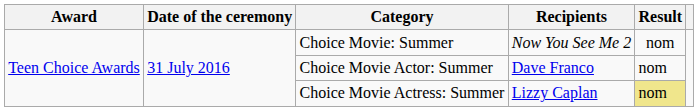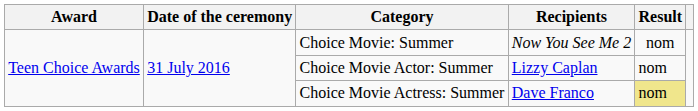(553, 67) Dave Franco -> (555, 67) Lizzy Caplan
(555, 93) Lizzy Caplan -> (553, 93) Dave Franco
